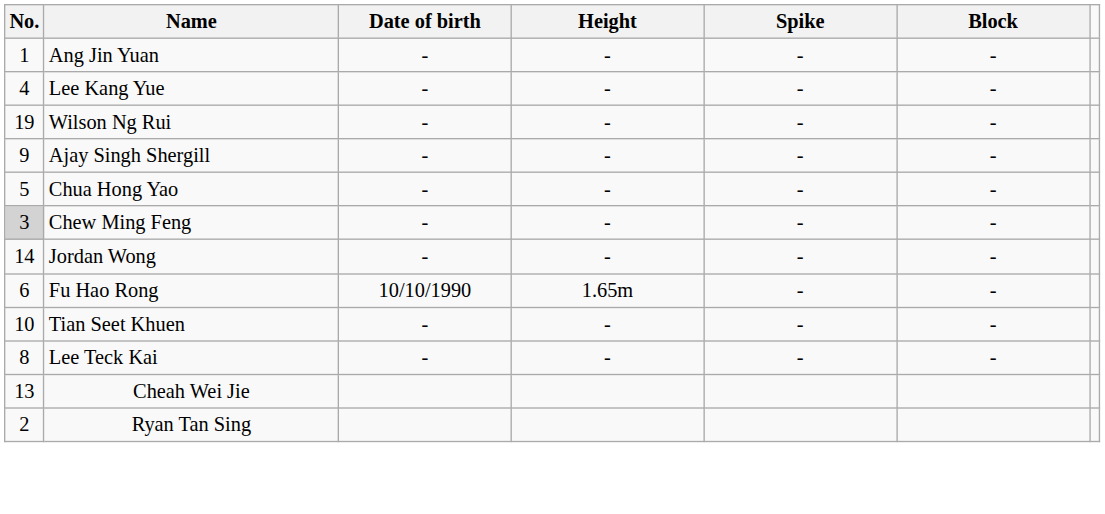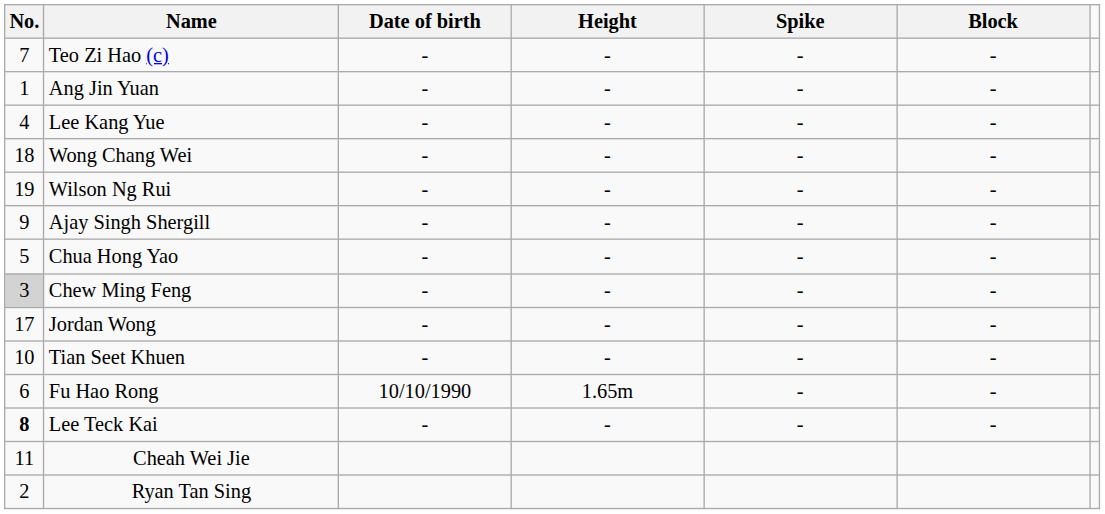+ row: (109, 55)
+ row: (120, 155)
(24, 256) 14 -> (24, 323) 17
rows swapped: (104, 290) <-> (117, 323)
(24, 357) normal -> (24, 424) bold
(24, 390) 13 -> (24, 458) 11
